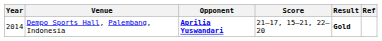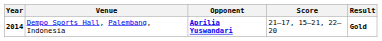- column: (369, 10)
(15, 26) normal -> (15, 26) bold
